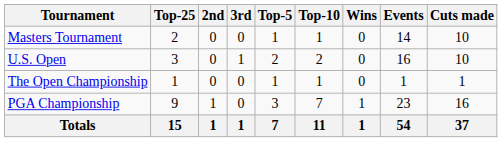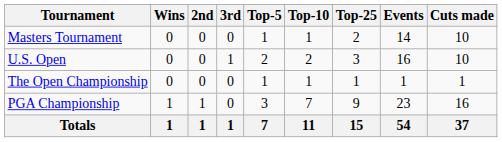columns swapped: (362, 15) <-> (175, 15)
